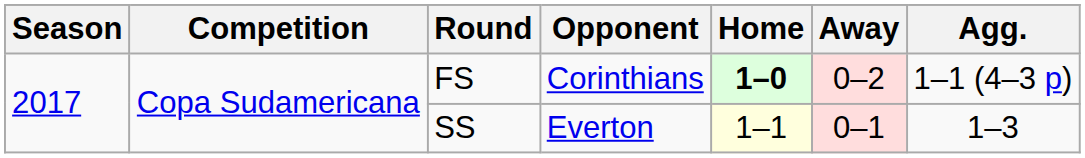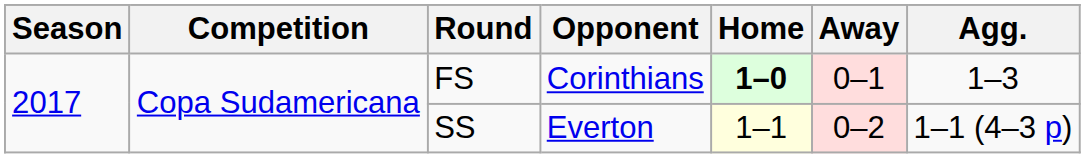(859, 78) 0–2 -> (859, 78) 0–1
(993, 78) 1–1 (4–3 p) -> (993, 78) 1–3
(859, 127) 0–1 -> (859, 127) 0–2
(993, 127) 1–3 -> (993, 127) 1–1 (4–3 p)
